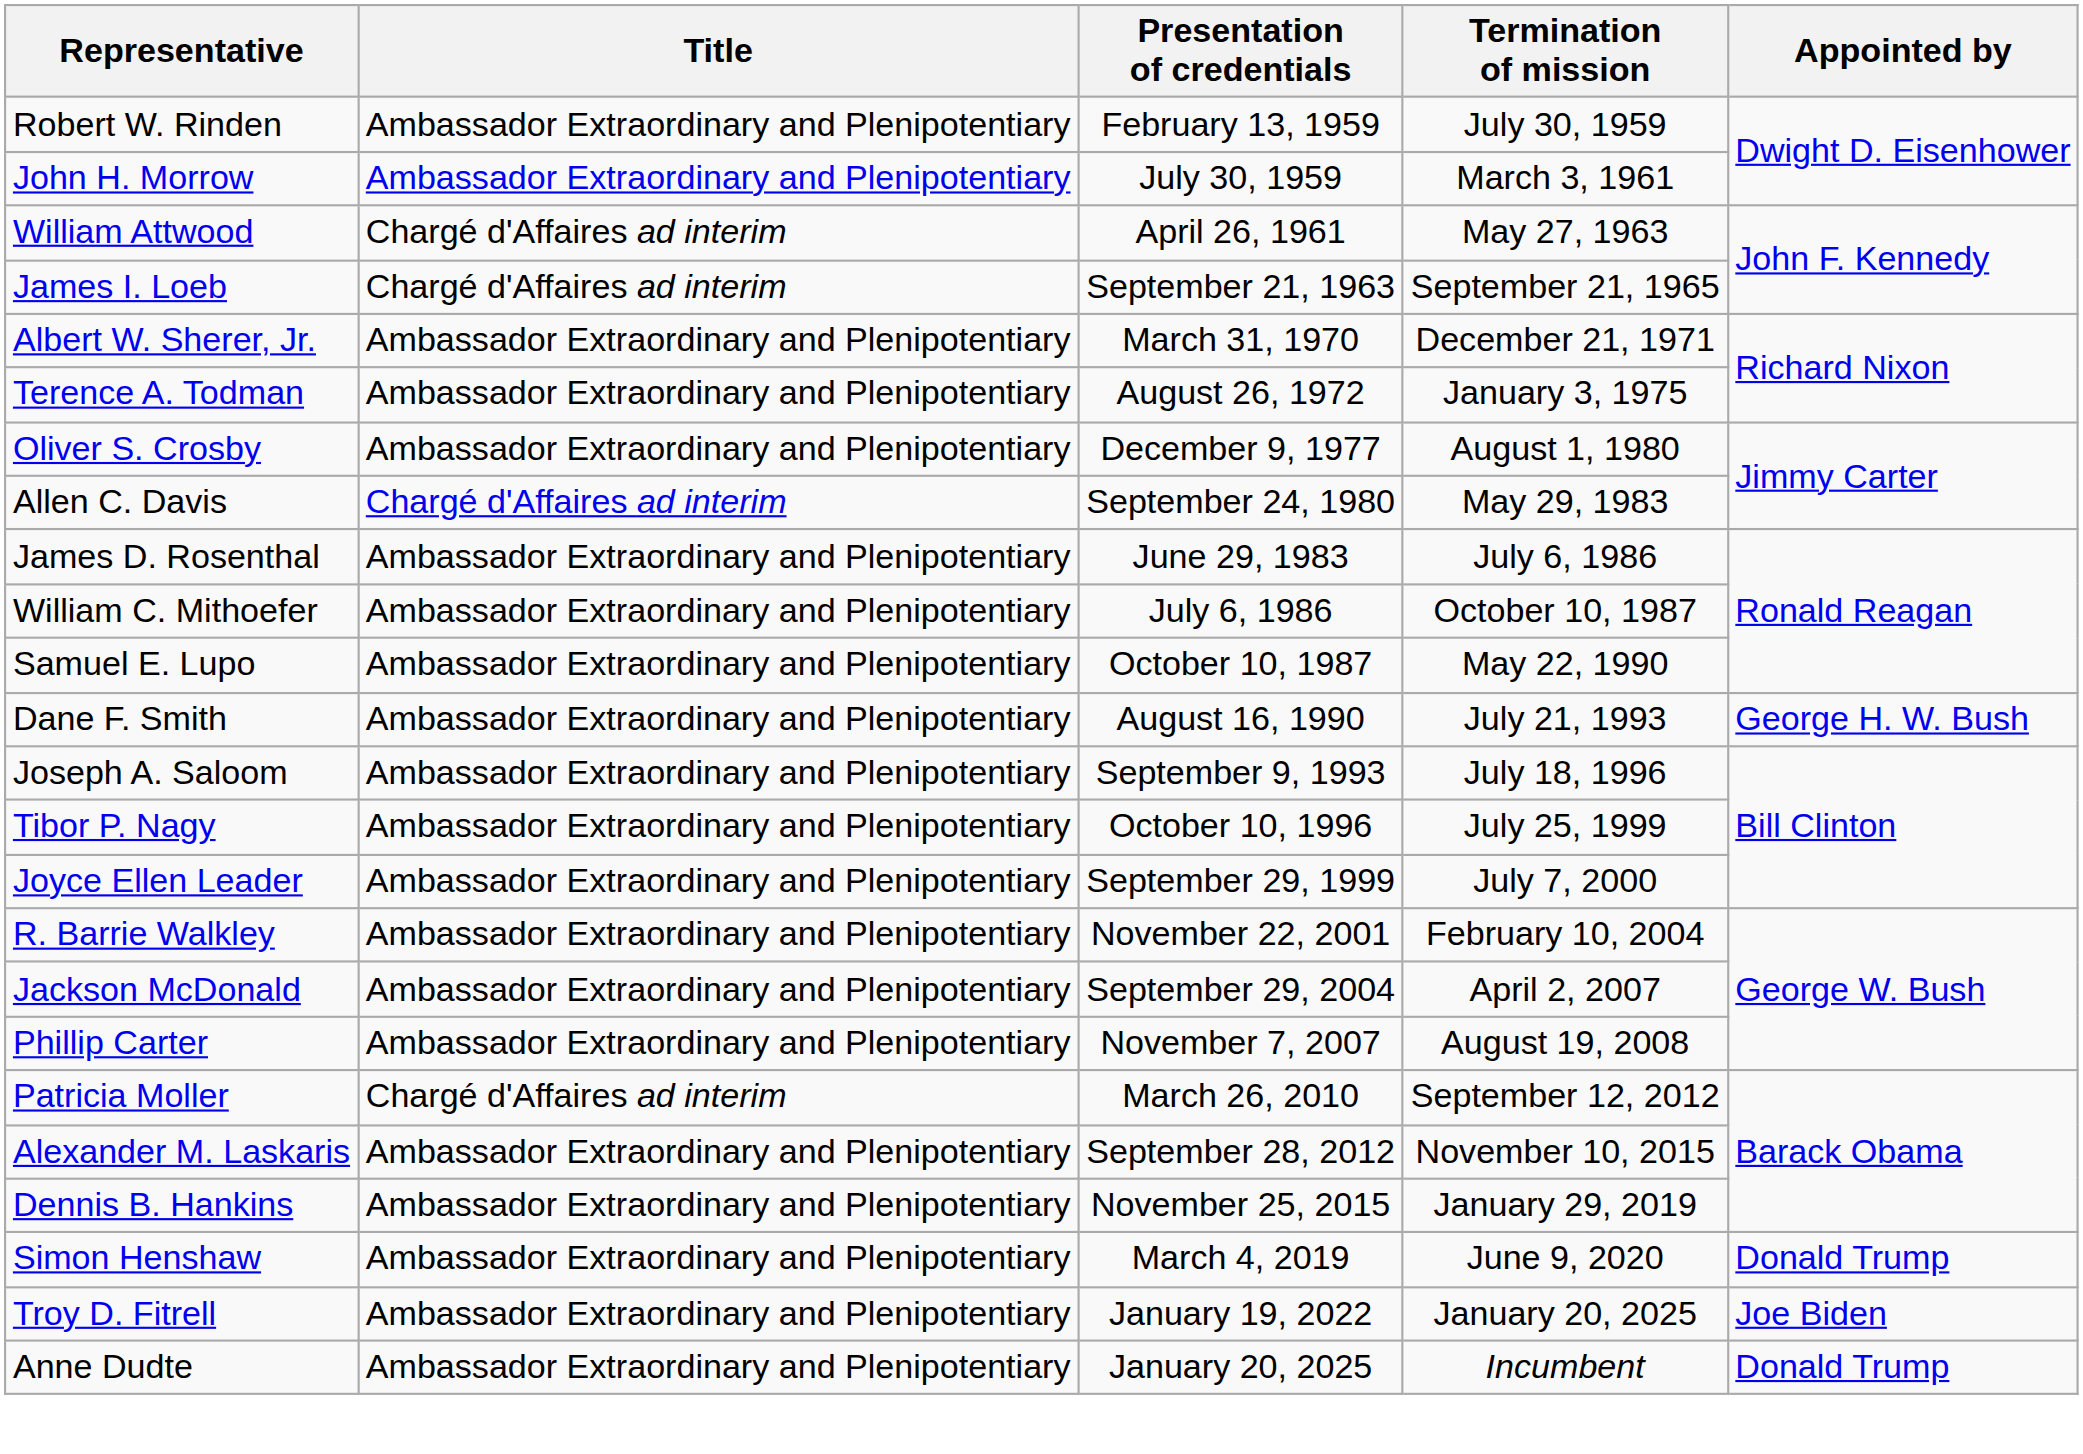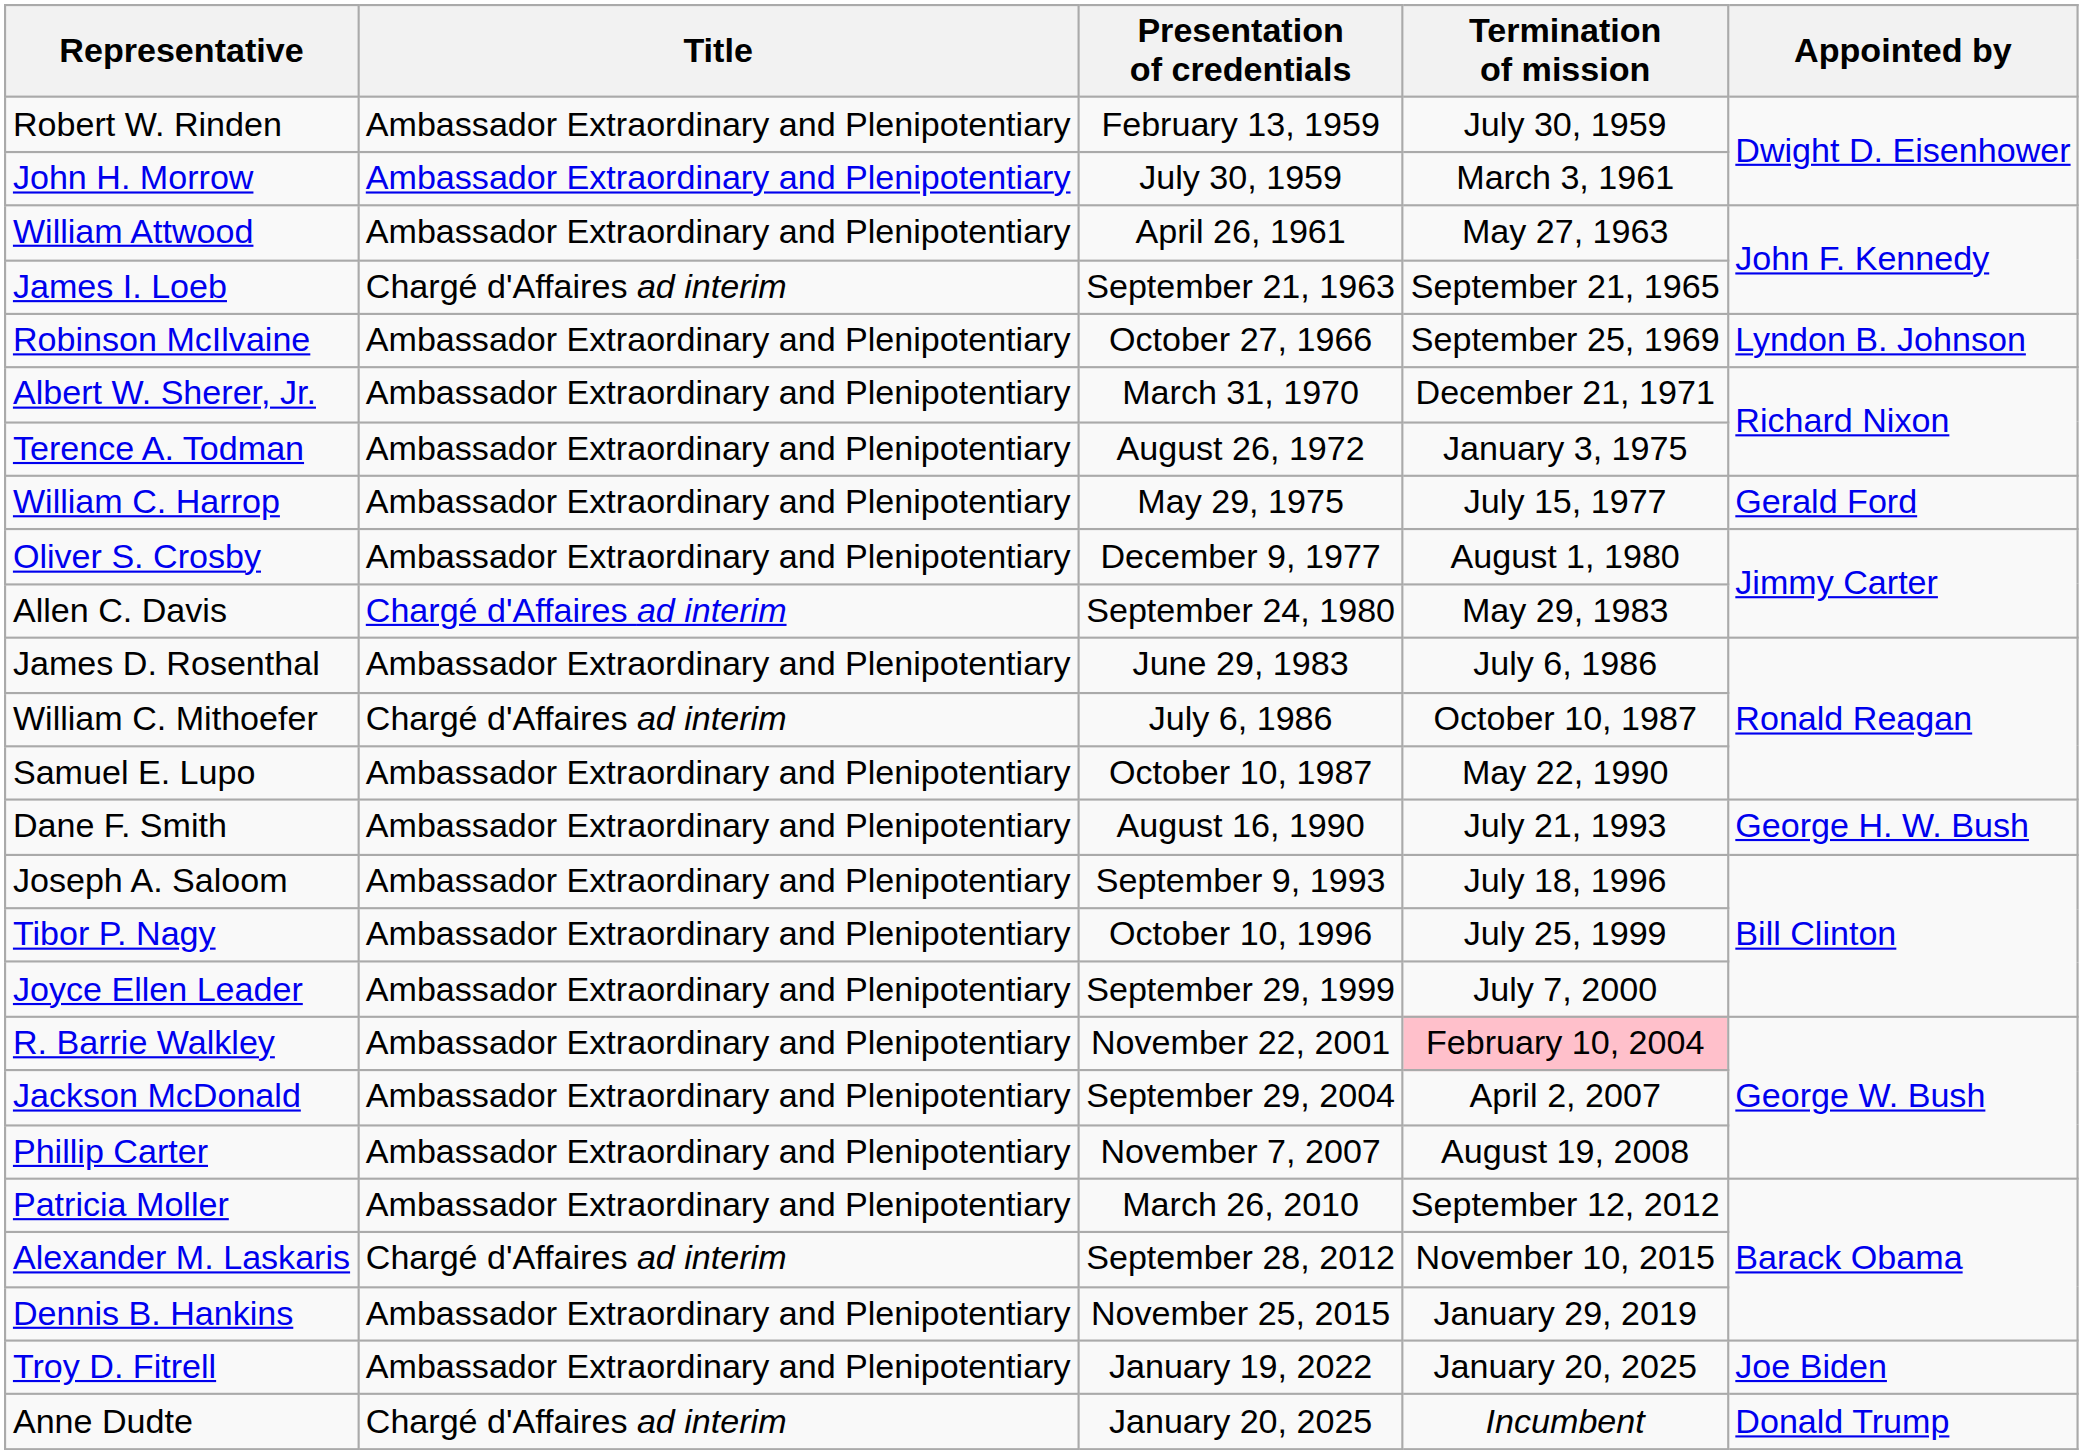(576, 232) Chargé d'Affaires ad interim -> (718, 232) Ambassador Extraordinary and Plenipotentiary
+ row: (162, 340)
+ row: (146, 502)
(718, 610) Ambassador Extraordinary and Plenipotentiary -> (576, 718) Chargé d'Affaires ad interim
(1565, 934) no background -> (1565, 1042) pink background
(576, 1096) Chargé d'Affaires ad interim -> (718, 1204) Ambassador Extraordinary and Plenipotentiary
(718, 1150) Ambassador Extraordinary and Plenipotentiary -> (576, 1258) Chargé d'Affaires ad interim
- row: (137, 1258)
(718, 1367) Ambassador Extraordinary and Plenipotentiary -> (576, 1421) Chargé d'Affaires ad interim
